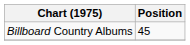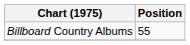(144, 31) 45 -> (144, 31) 55
